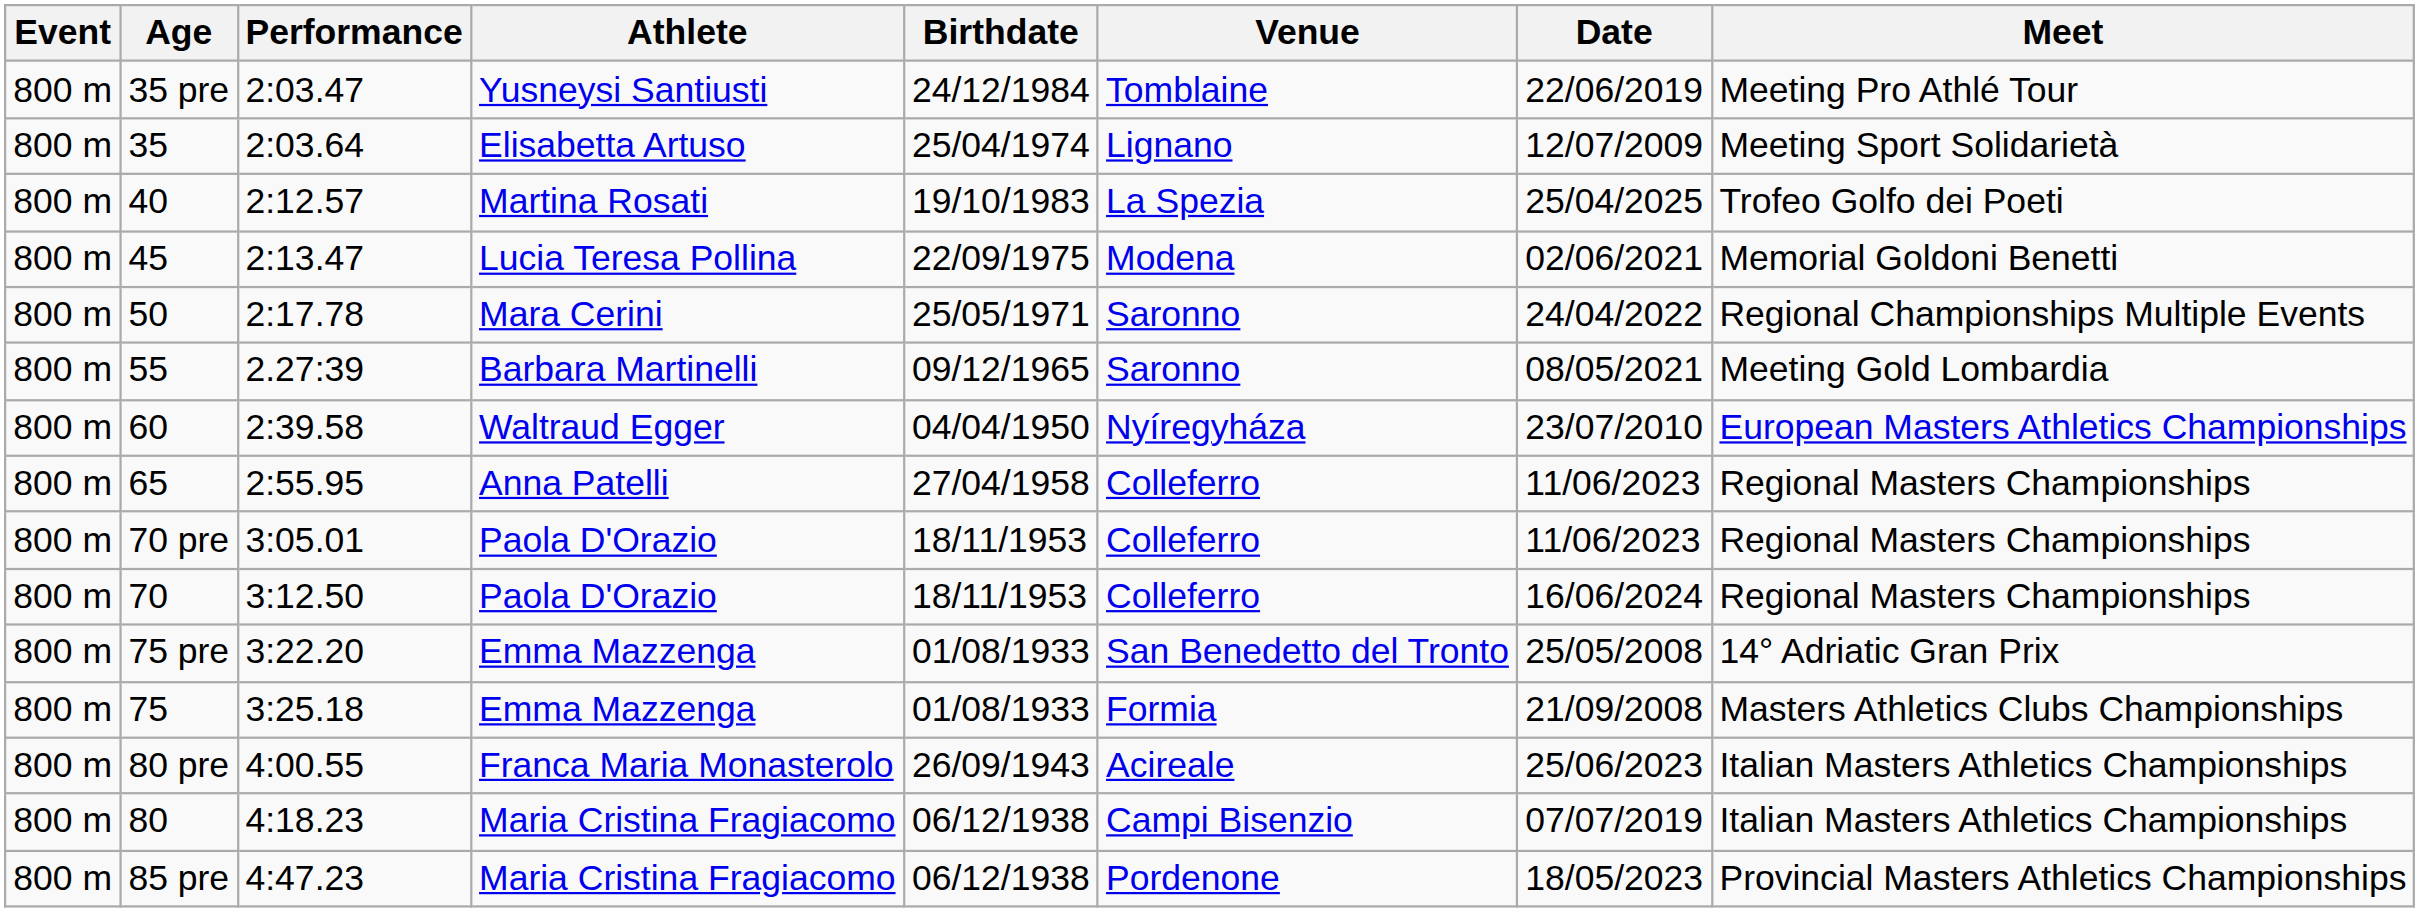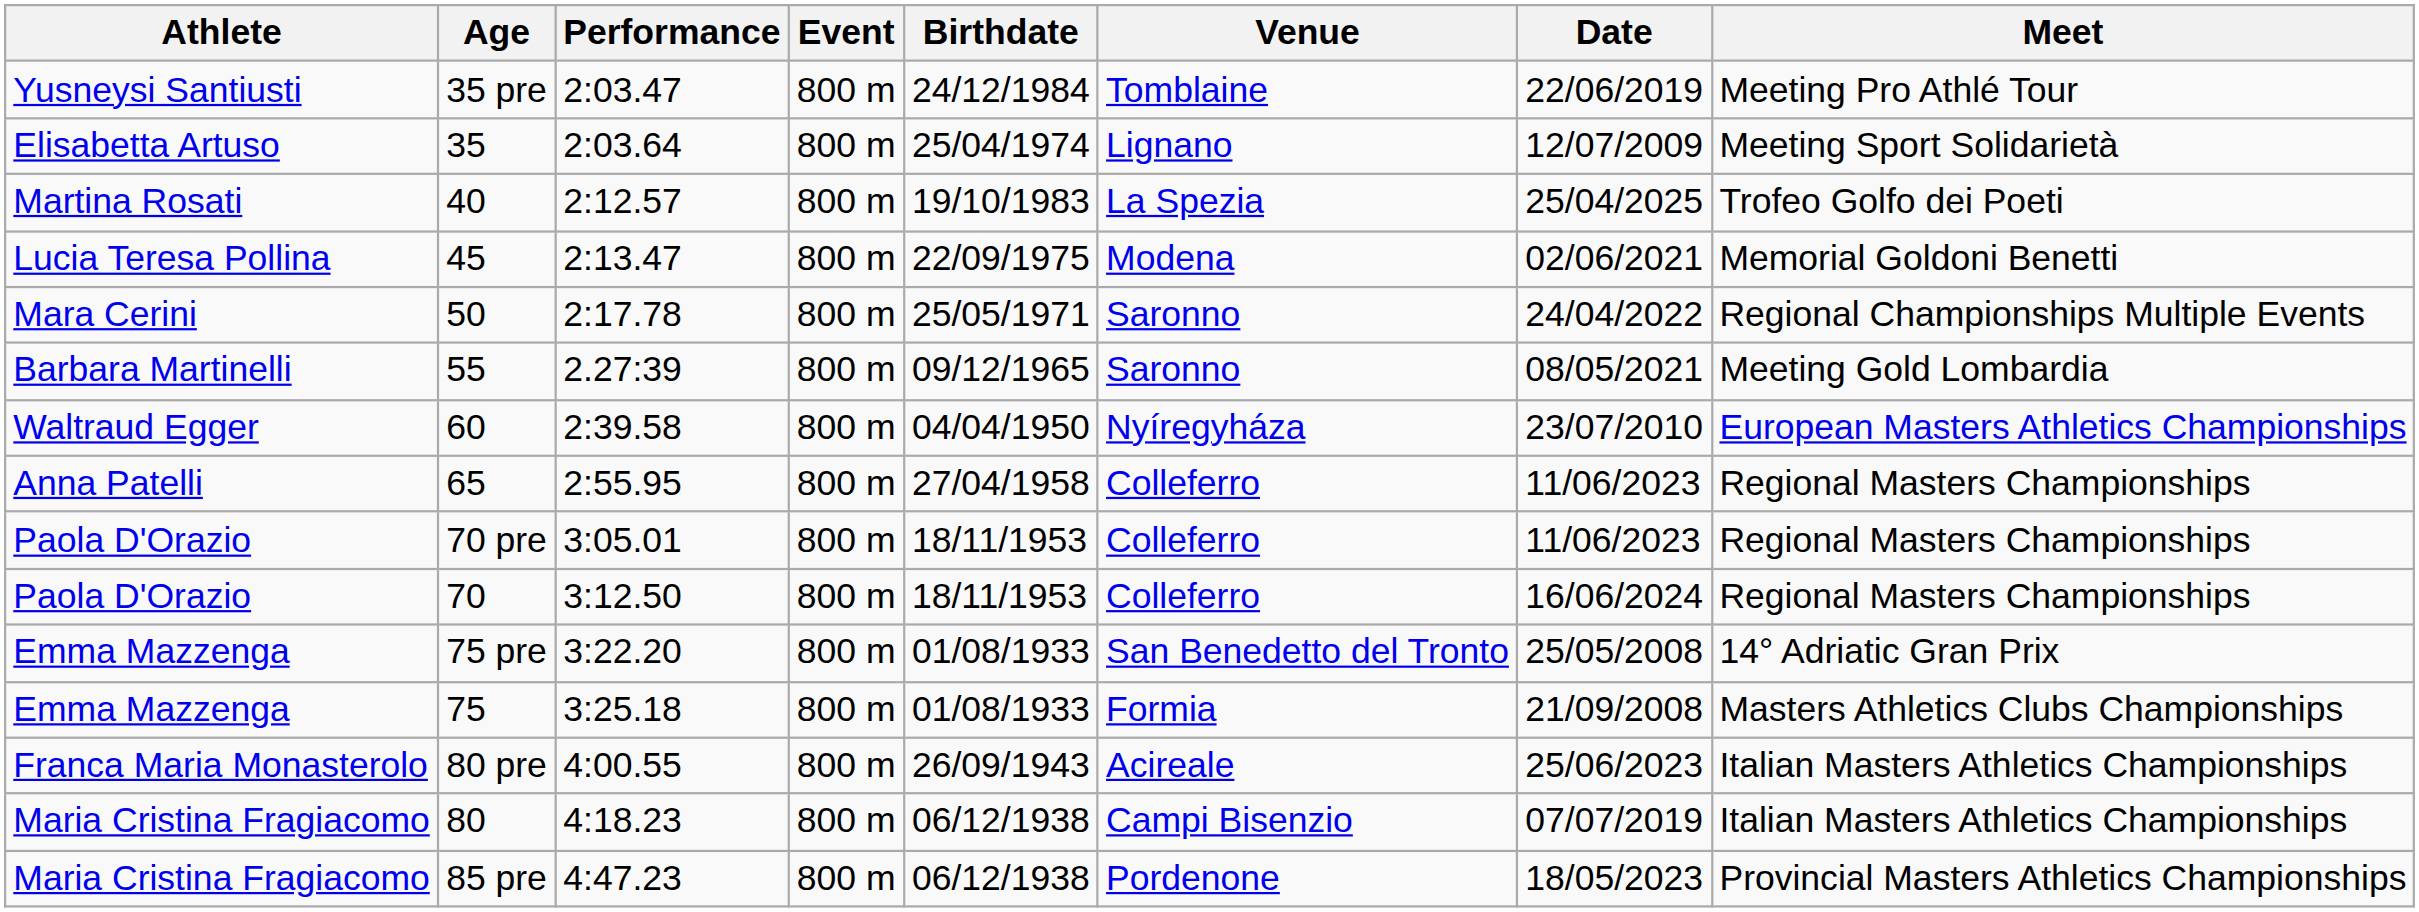columns swapped: (63, 32) <-> (687, 32)
